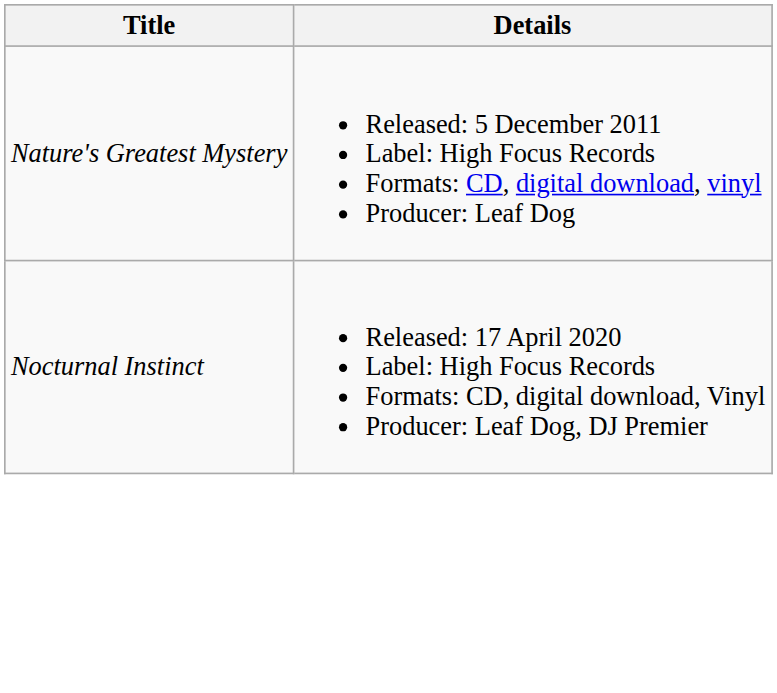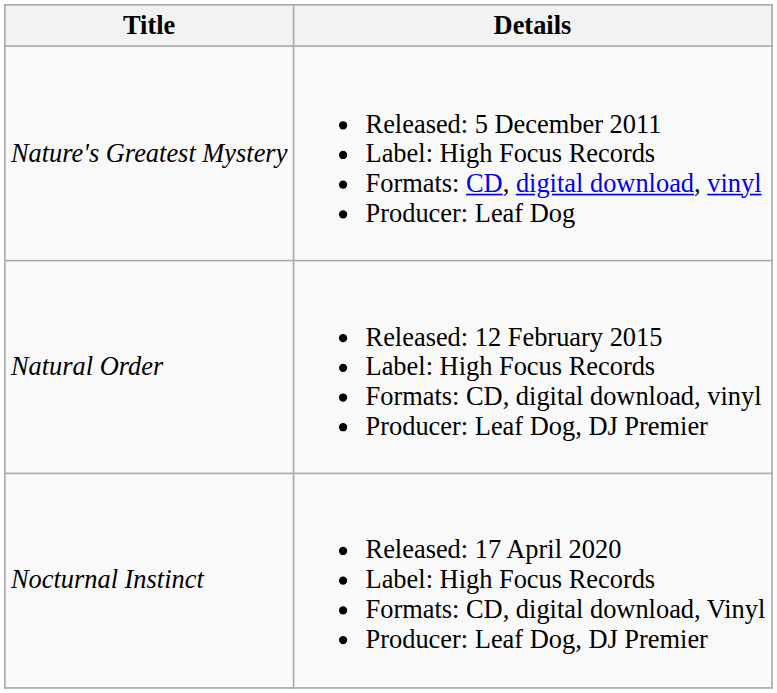+ row: (87, 366)
